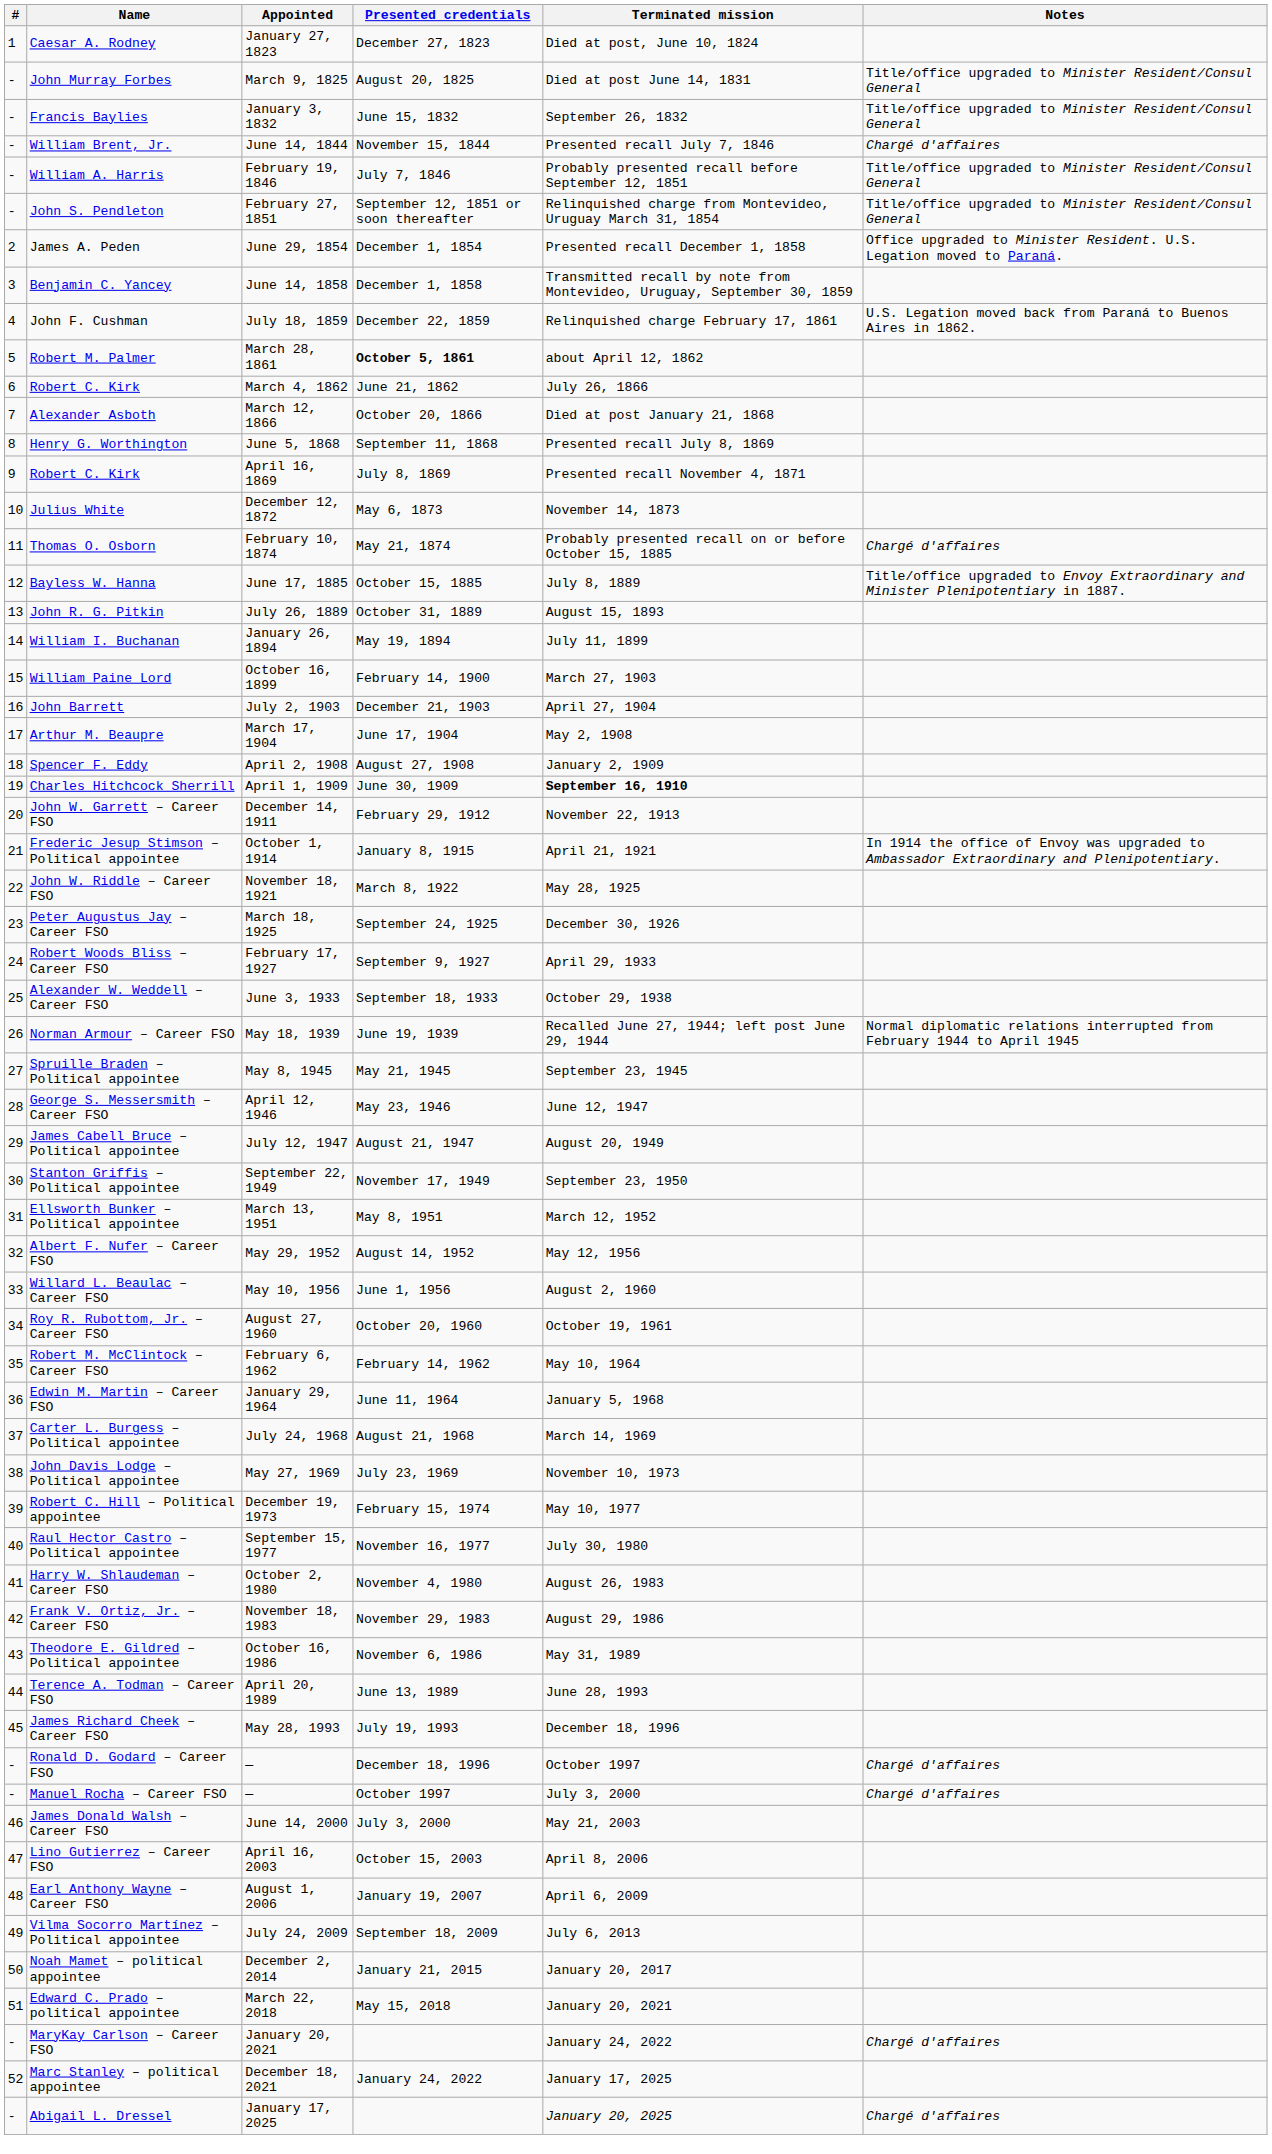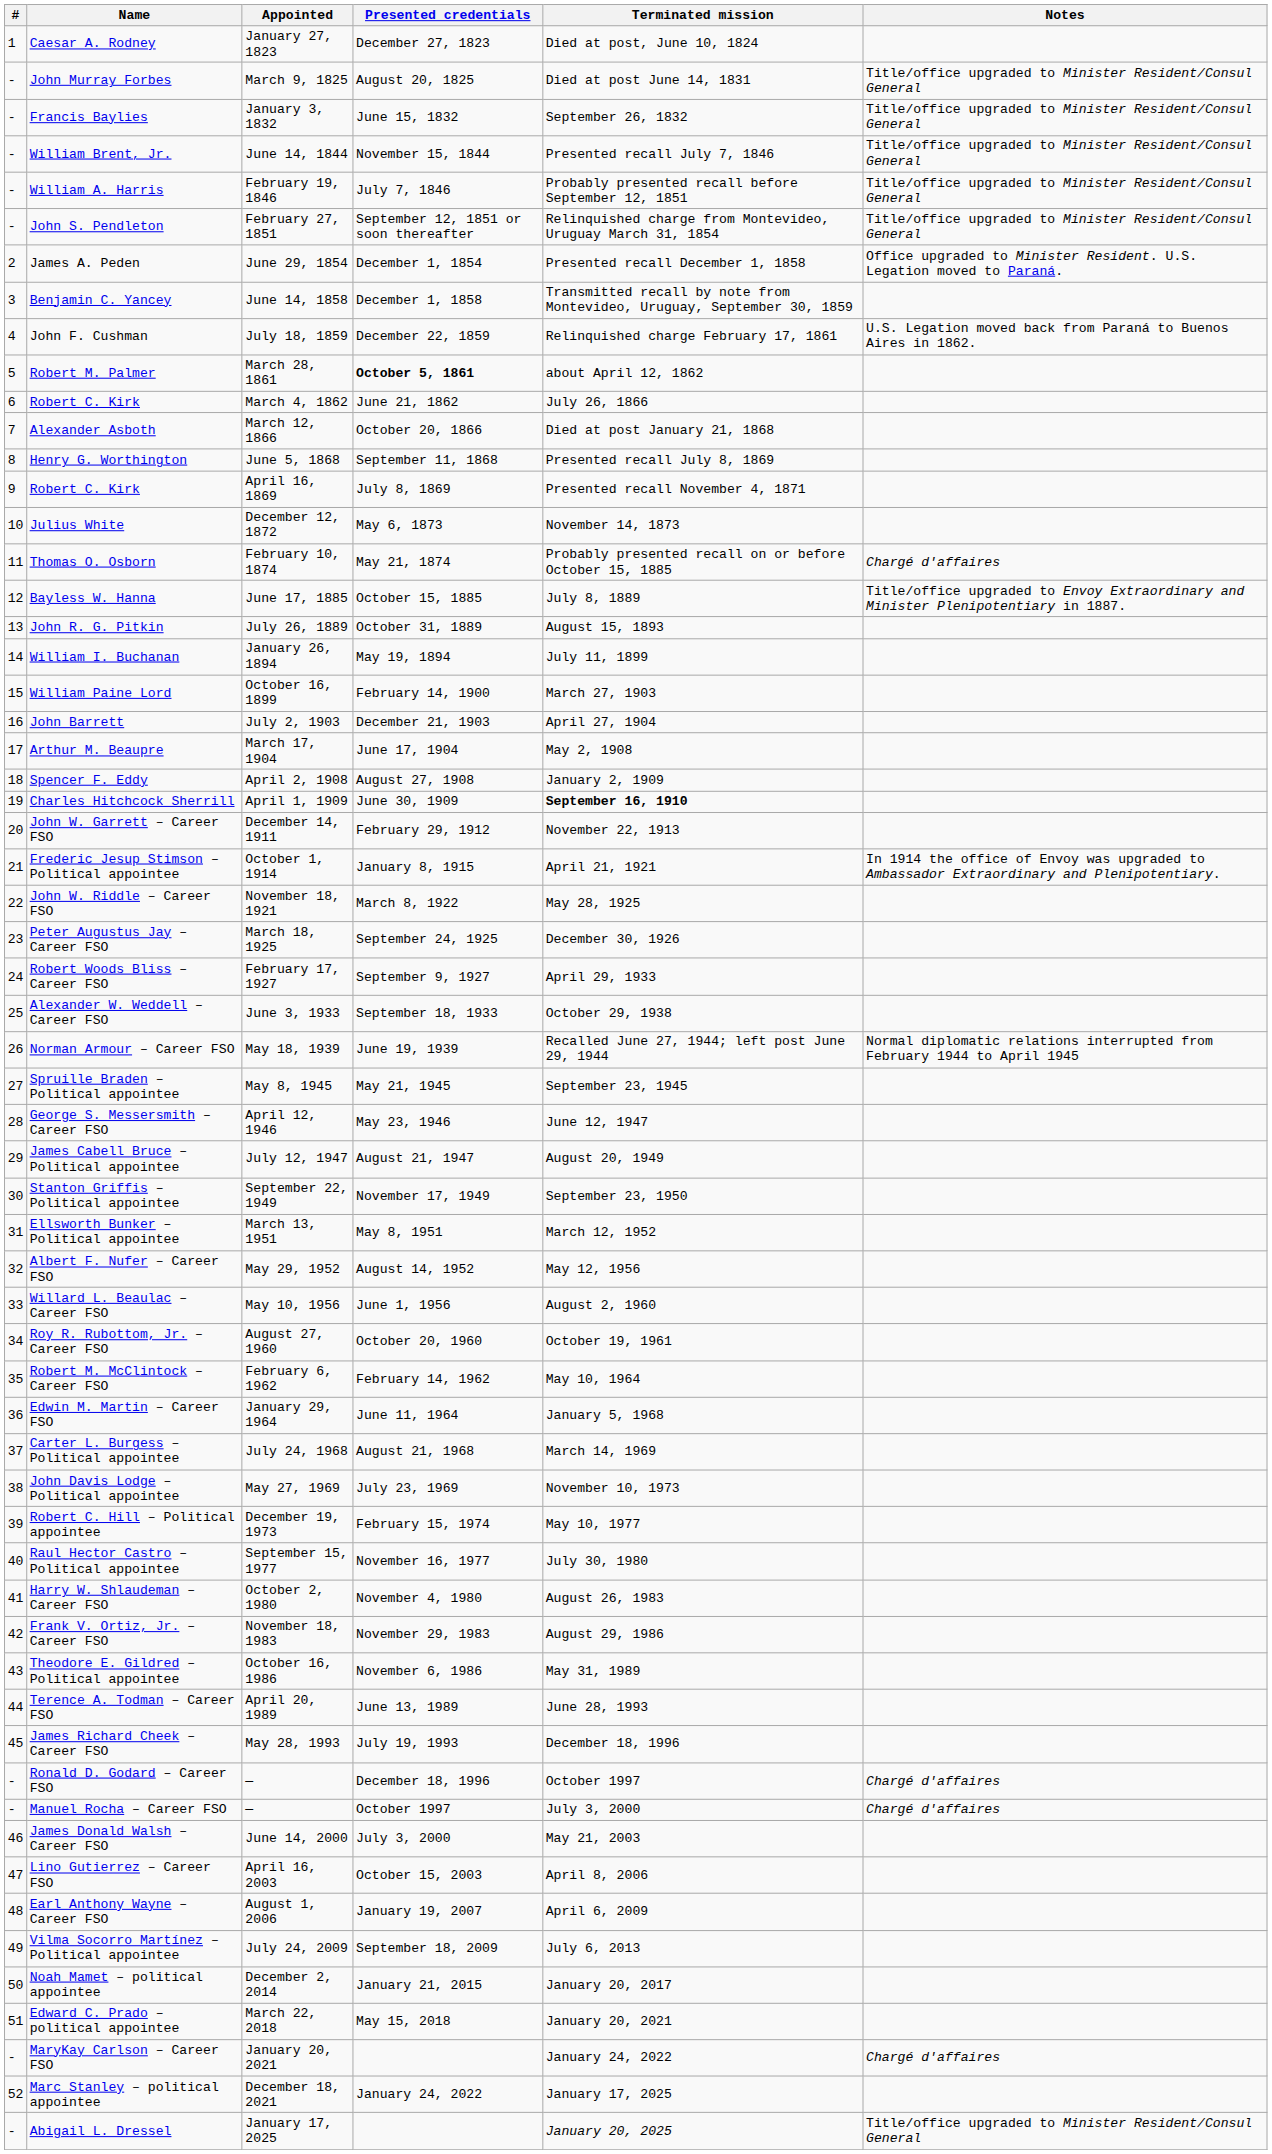(933, 146) Chargé d'affaires -> (1059, 154) Title/office upgraded to Minister Resident/Consul General
(933, 2116) Chargé d'affaires -> (1059, 2131) Title/office upgraded to Minister Resident/Consul General
